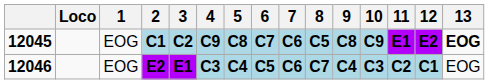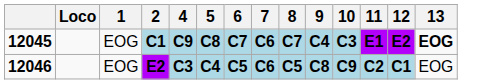- column: (183, 16)
(319, 41) C5 -> (292, 41) C7
(347, 41) C8 -> (319, 41) C4
(374, 41) C9 -> (347, 41) C3
(319, 66) C7 -> (292, 66) C5
(347, 66) C4 -> (319, 66) C8
(374, 66) C3 -> (347, 66) C9
